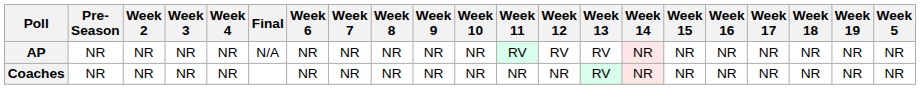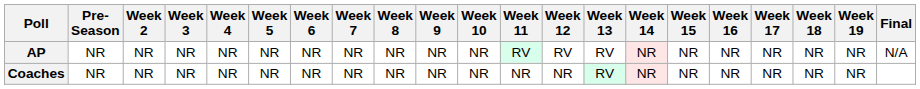columns swapped: (894, 23) <-> (268, 23)
